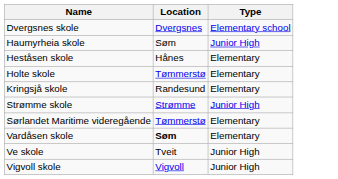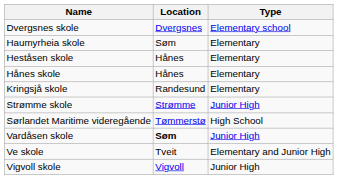(235, 43) Junior High -> (235, 43) Elementary
- row: (31, 74)
+ row: (33, 74)
(235, 120) Elementary -> (237, 120) High School
(235, 136) Elementary -> (235, 136) Junior High
(235, 151) Junior High -> (270, 151) Elementary and Junior High
